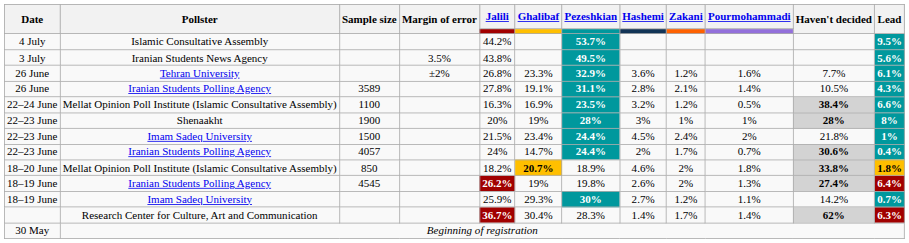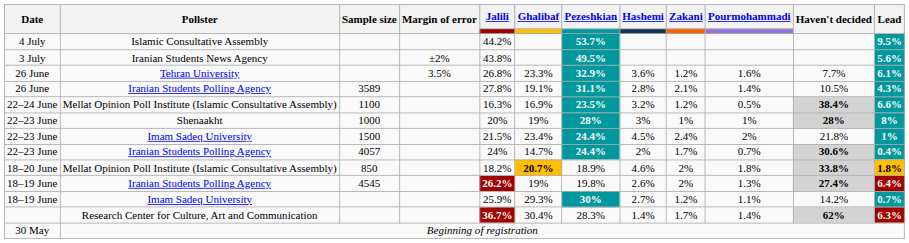(439, 57) 3.5% -> (439, 57) ±2%
(439, 73) ±2% -> (439, 73) 3.5%
(369, 120) 1900 -> (369, 120) 1000
